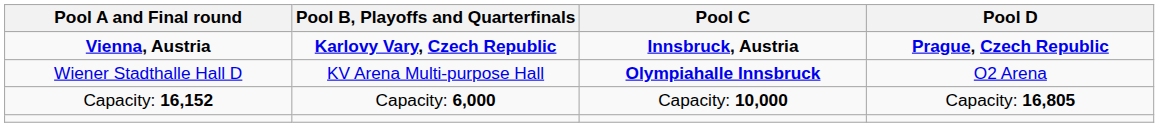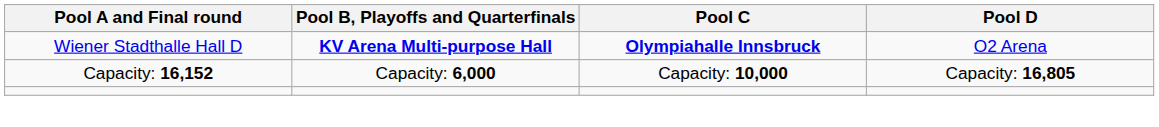- row: (148, 45)
(436, 73) normal -> (436, 45) bold
